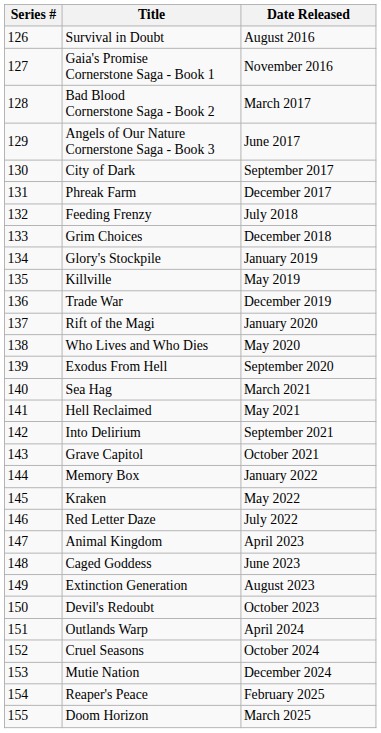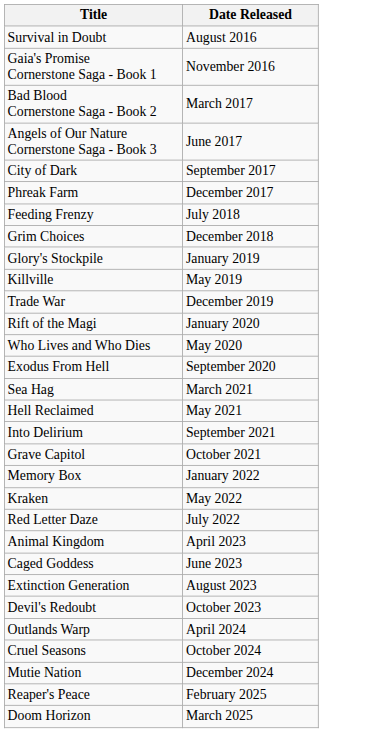- column: (33, 15)
